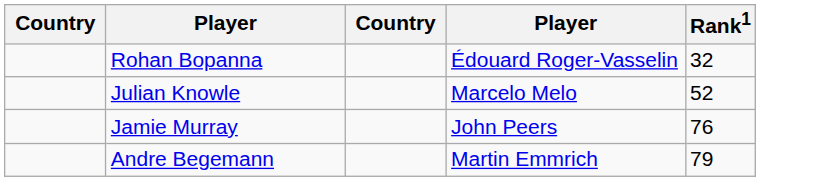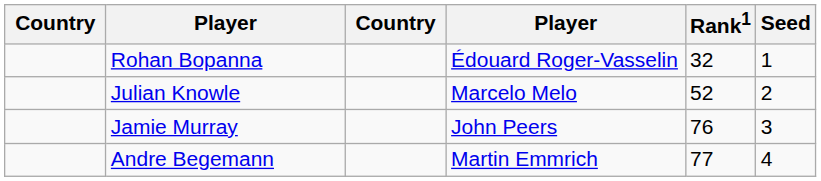+ column: (786, 23)
(702, 159) 79 -> (702, 159) 77
